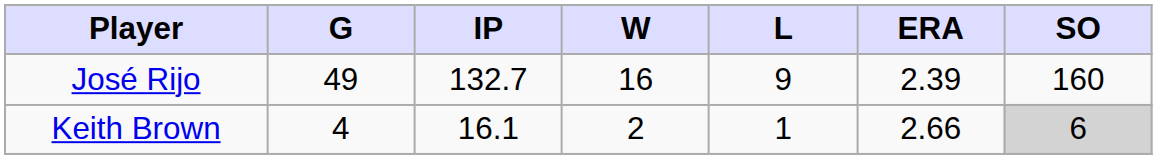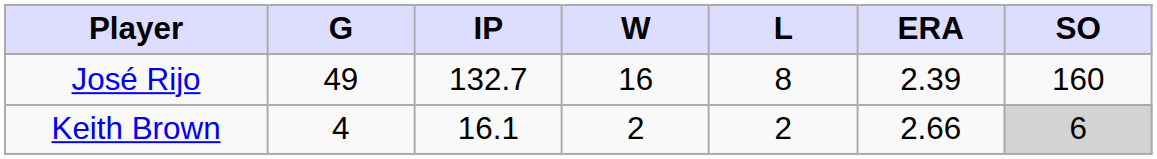(783, 79) 9 -> (783, 79) 8
(783, 128) 1 -> (783, 128) 2
